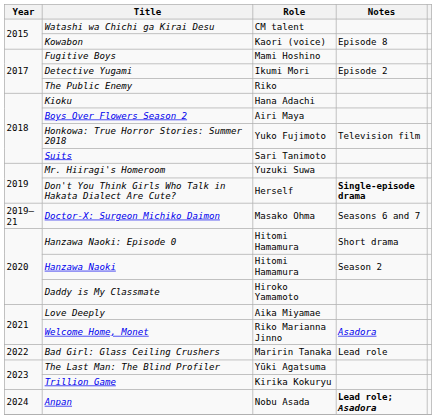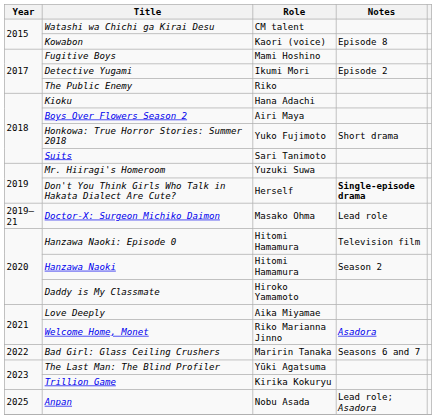(379, 136) Television film -> (368, 136) Short drama
(379, 216) Seasons 6 and 7 -> (363, 216) Lead role
(368, 241) Short drama -> (379, 241) Television film
(363, 352) Lead role -> (379, 352) Seasons 6 and 7
(17, 402) 2024 -> (17, 402) 2025
(365, 402) bold -> (365, 402) normal
